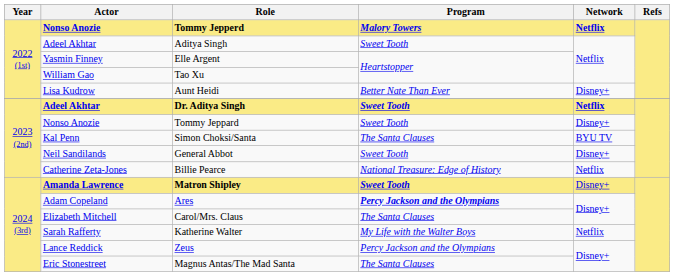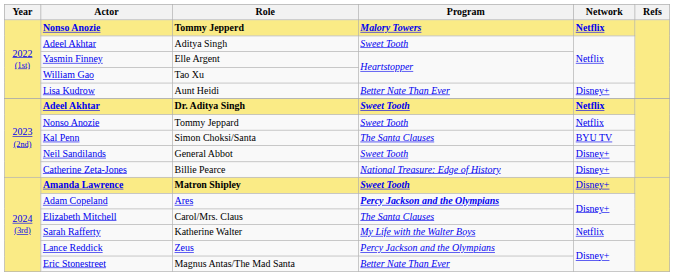(593, 122) Disney+ -> (590, 122) Netflix
(590, 169) Netflix -> (593, 169) Disney+
(397, 264) The Santa Clauses -> (405, 264) Better Nate Than Ever
